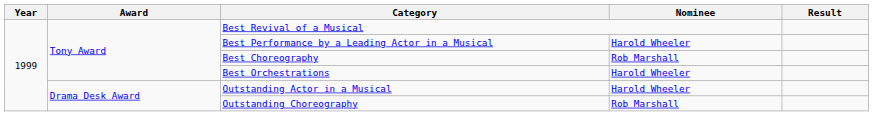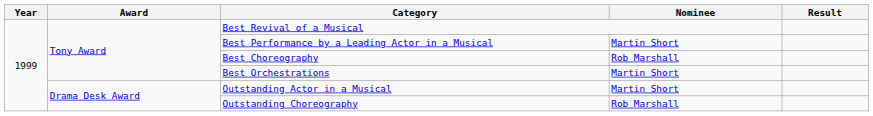(651, 42) Harold Wheeler -> (645, 42) Martin Short
(651, 73) Harold Wheeler -> (645, 73) Martin Short
(651, 88) Harold Wheeler -> (645, 88) Martin Short
